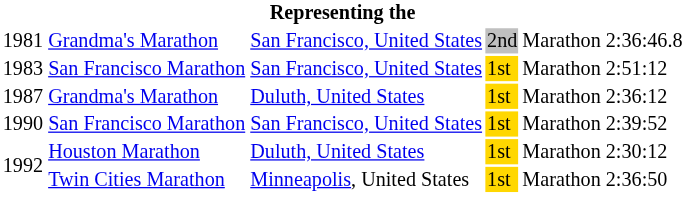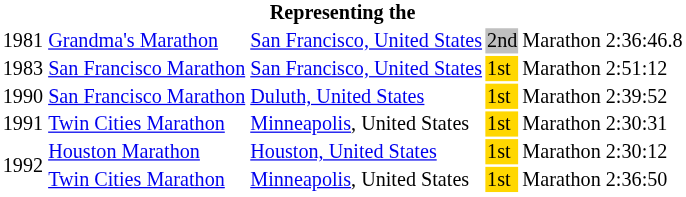- row: (23, 96)
(366, 123) San Francisco, United States -> (337, 96) Duluth, United States
+ row: (23, 123)
(337, 151) Duluth, United States -> (343, 151) Houston, United States
